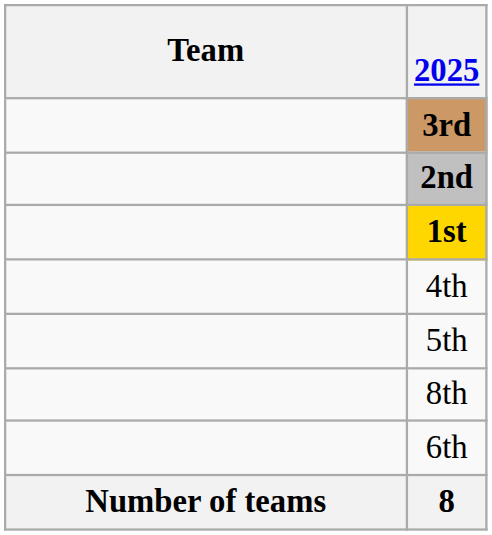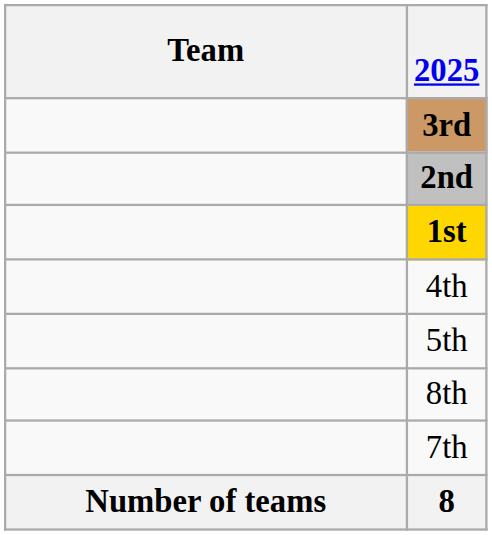- row: (447, 447)
+ row: (447, 447)
